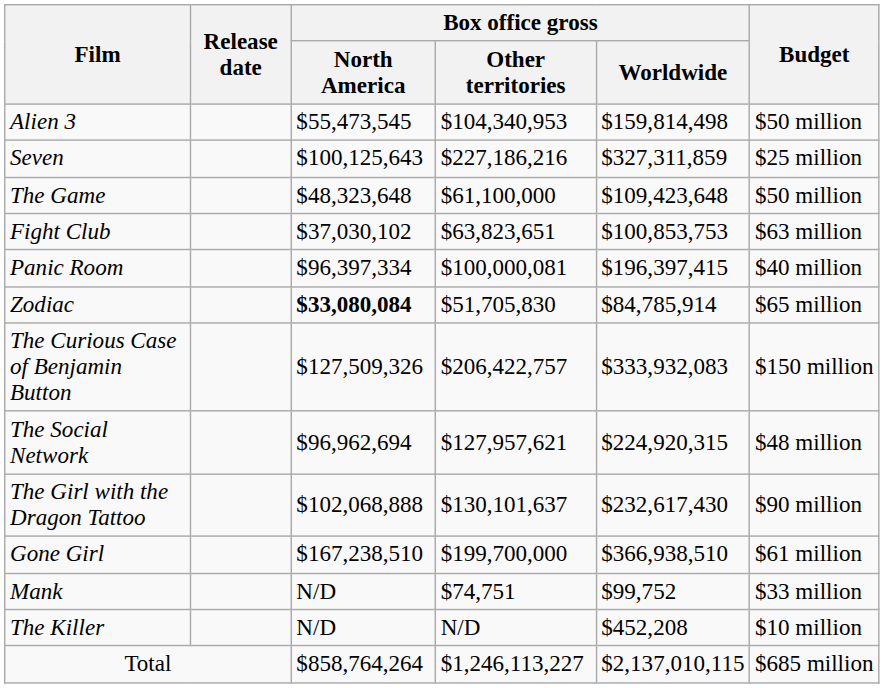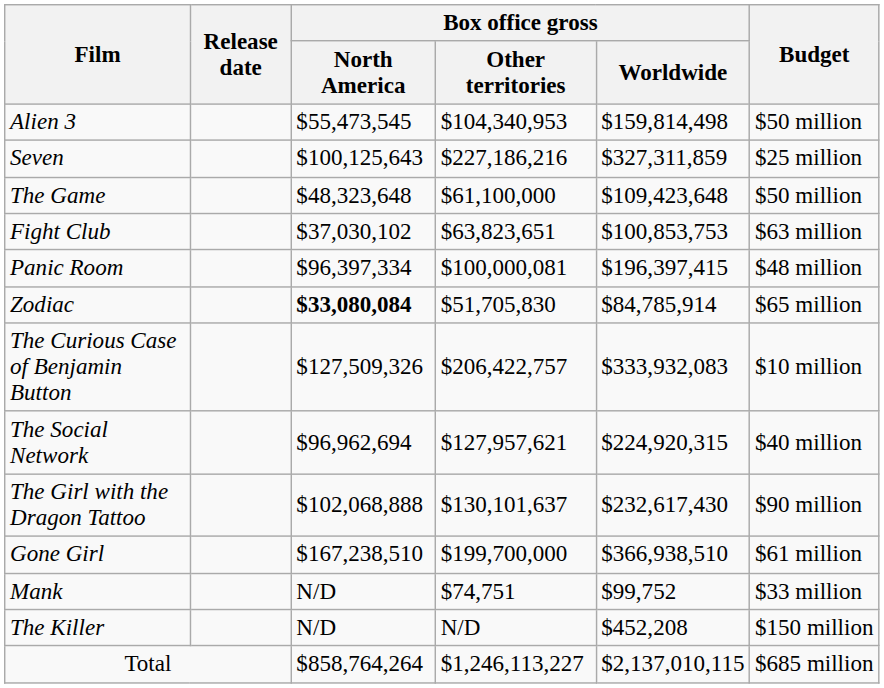(808, 267) $40 million -> (808, 267) $48 million
(814, 366) $150 million -> (808, 366) $10 million
(808, 442) $48 million -> (808, 442) $40 million
(808, 627) $10 million -> (814, 627) $150 million
